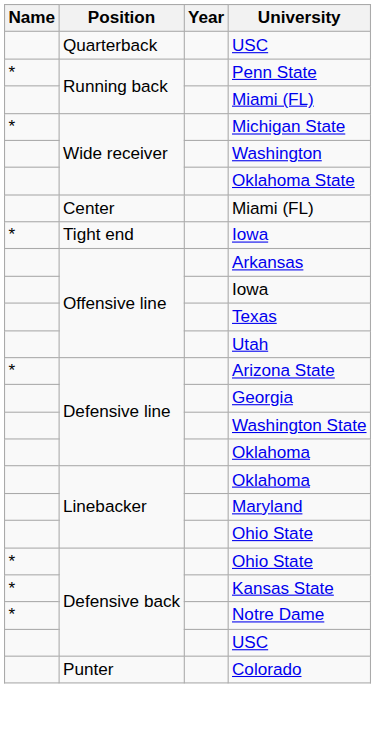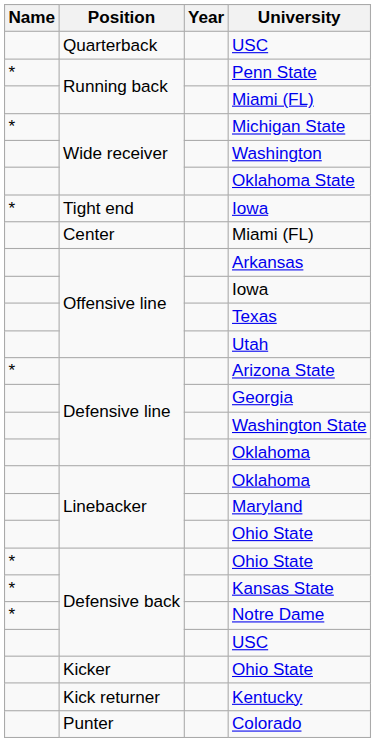rows swapped: (98, 235) <-> (89, 208)
+ row: (87, 669)
+ row: (112, 696)
